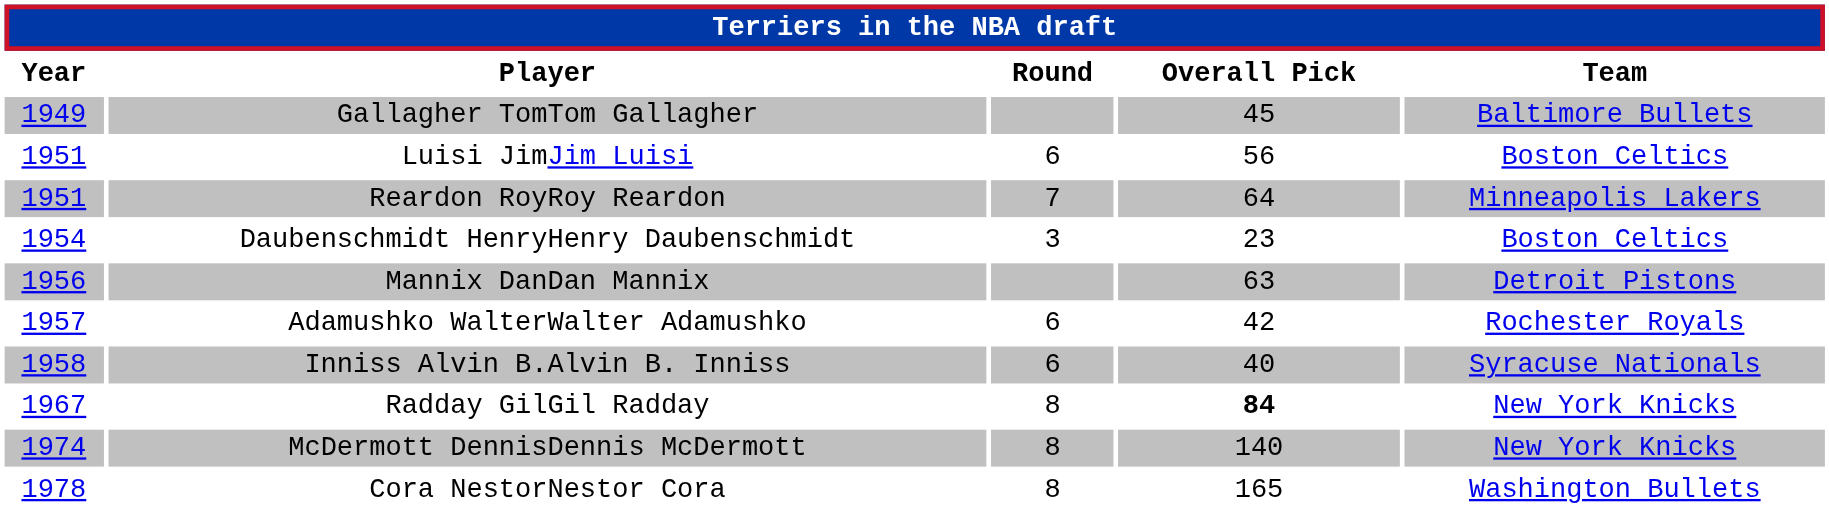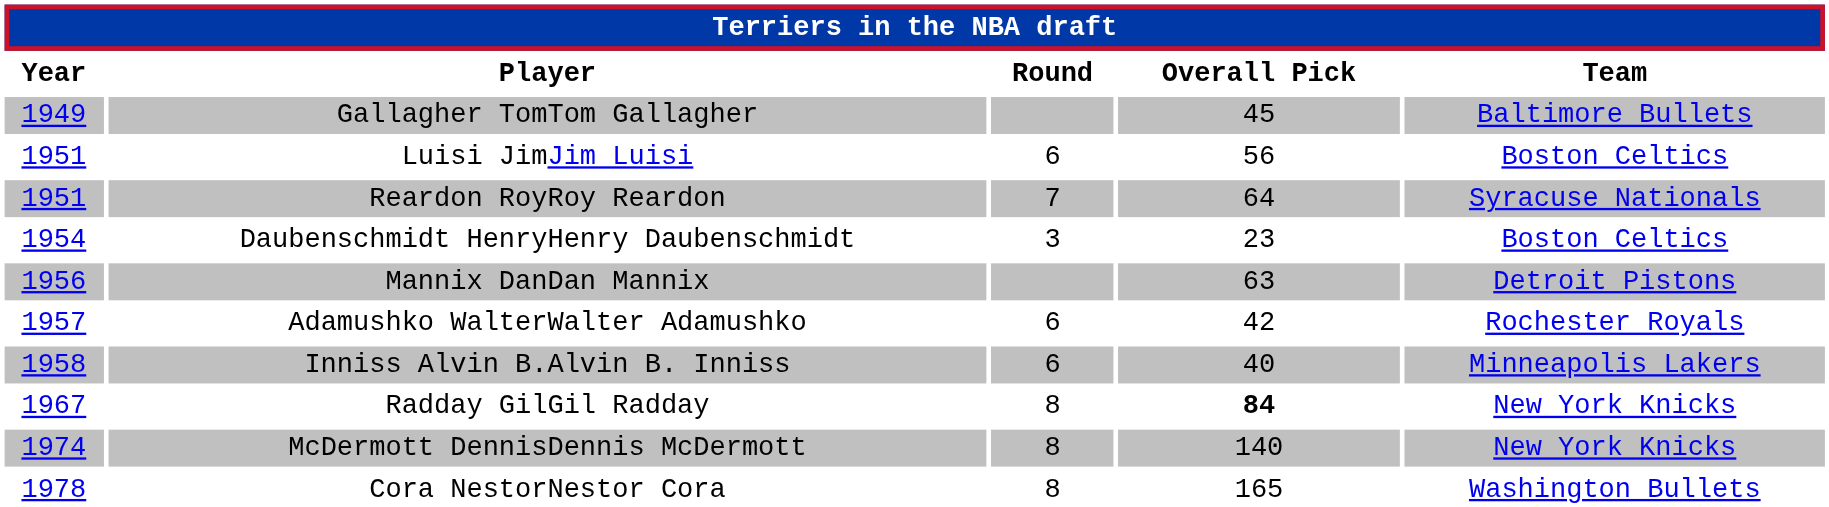(1615, 199) Minneapolis Lakers -> (1615, 199) Syracuse Nationals
(1615, 365) Syracuse Nationals -> (1615, 365) Minneapolis Lakers
